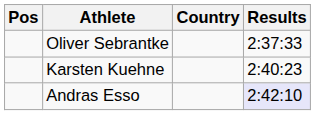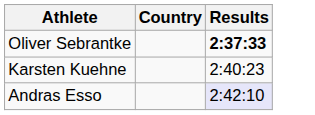- column: (23, 17)
(275, 43) normal -> (238, 43) bold
